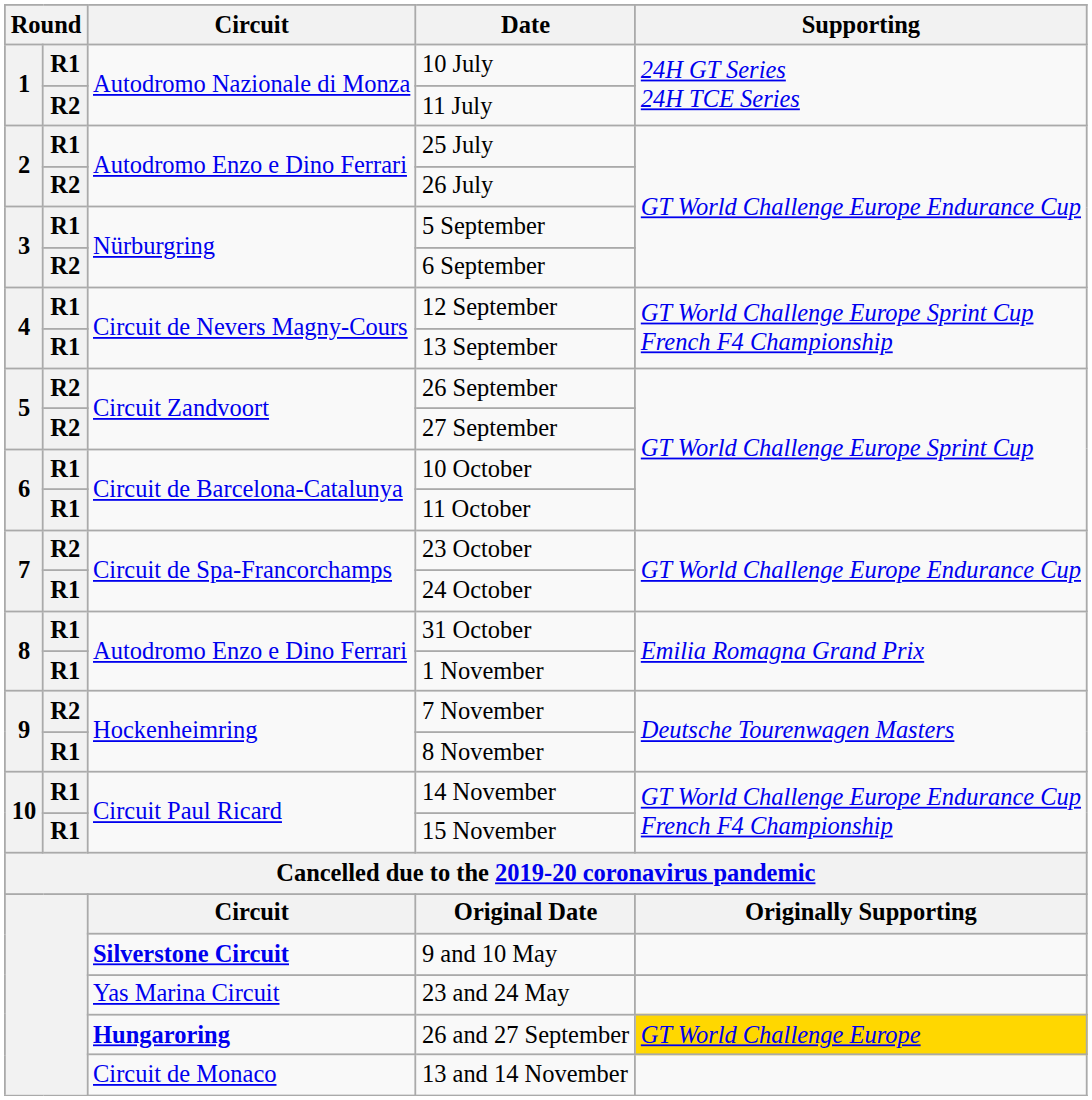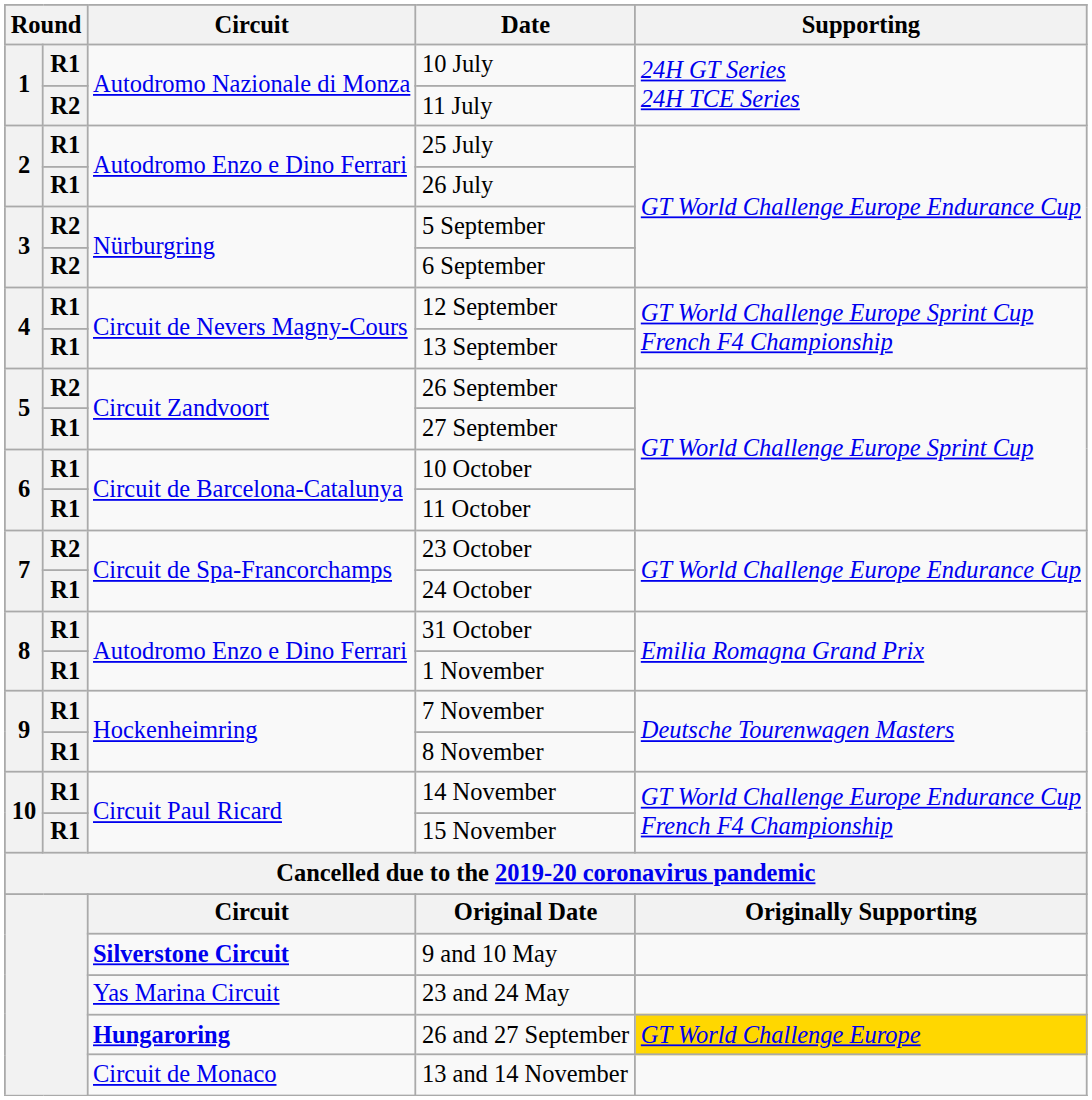(65, 185) R2 -> (65, 185) R1
(65, 226) R1 -> (65, 226) R2
(65, 428) R2 -> (65, 428) R1
(65, 710) R2 -> (65, 710) R1
